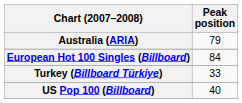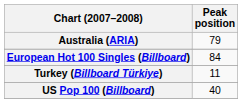(215, 73) 33 -> (215, 73) 11
